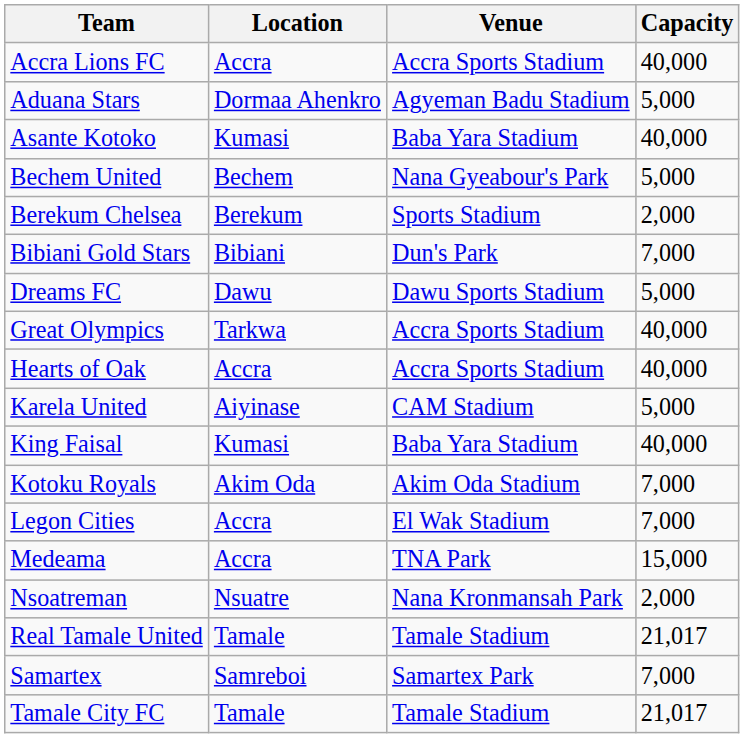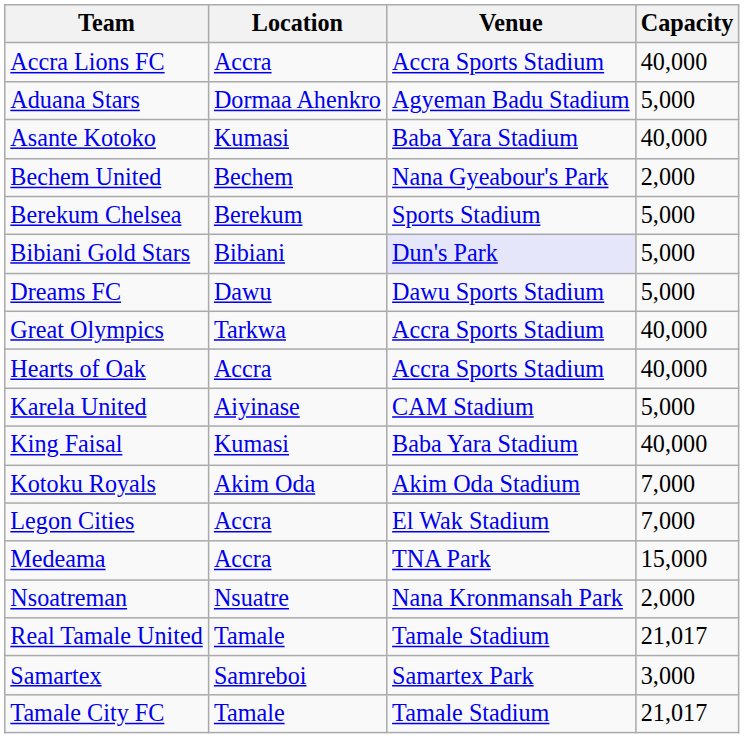(668, 176) 5,000 -> (668, 176) 2,000
(668, 215) 2,000 -> (668, 215) 5,000
(445, 253) no background -> (445, 253) lavender background
(668, 253) 7,000 -> (668, 253) 5,000
(668, 675) 7,000 -> (668, 675) 3,000
